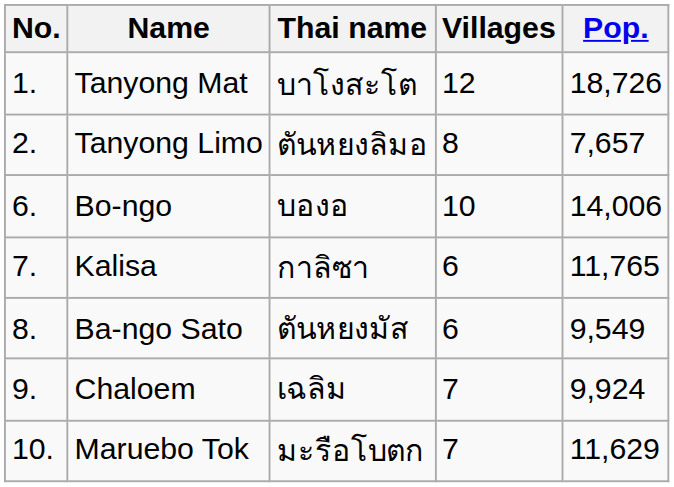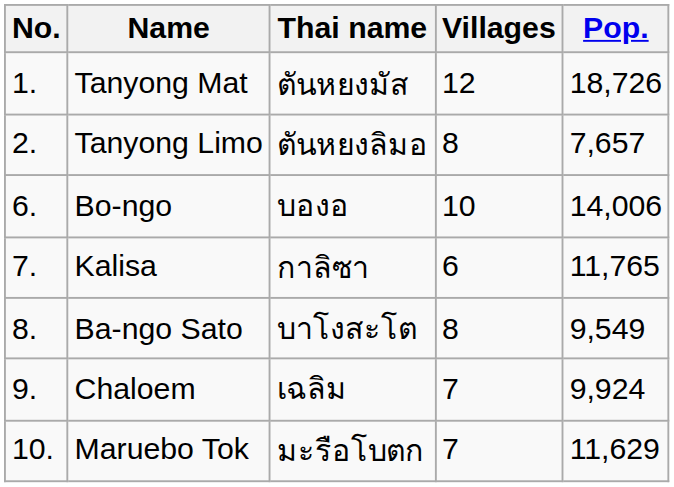(347, 83) บาโงสะโต -> (343, 83) ตันหยงมัส
(343, 328) ตันหยงมัส -> (347, 328) บาโงสะโต
(450, 327) 6 -> (450, 327) 8
